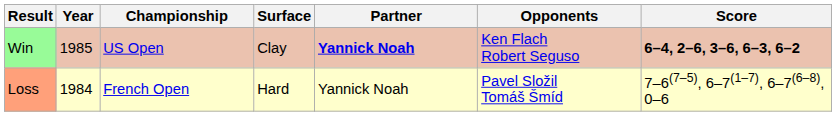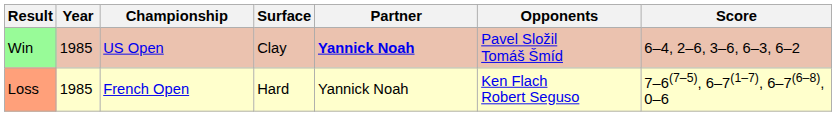(530, 47) Ken Flach Robert Seguso -> (522, 47) Pavel Složil Tomáš Šmíd
(722, 47) bold -> (722, 47) normal
(76, 89) 1984 -> (76, 89) 1985
(522, 89) Pavel Složil Tomáš Šmíd -> (530, 89) Ken Flach Robert Seguso
